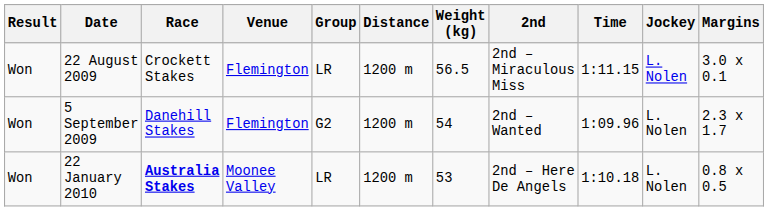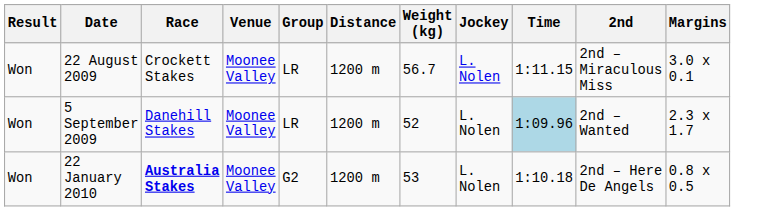columns swapped: (671, 24) <-> (533, 24)
(267, 70) Flemington -> (251, 70) Moonee Valley
(452, 70) 56.5 -> (419, 70) 56.7
(267, 124) Flemington -> (251, 124) Moonee Valley
(323, 124) G2 -> (290, 124) LR
(444, 124) 54 -> (411, 124) 52
(610, 124) no background -> (544, 124) lightblue background
(323, 179) LR -> (290, 179) G2
